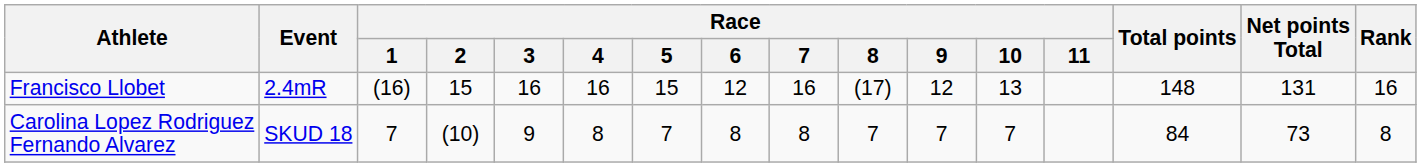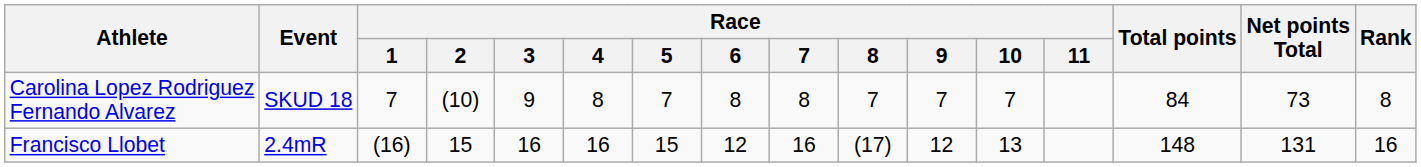rows swapped: (87, 89) <-> (132, 134)
